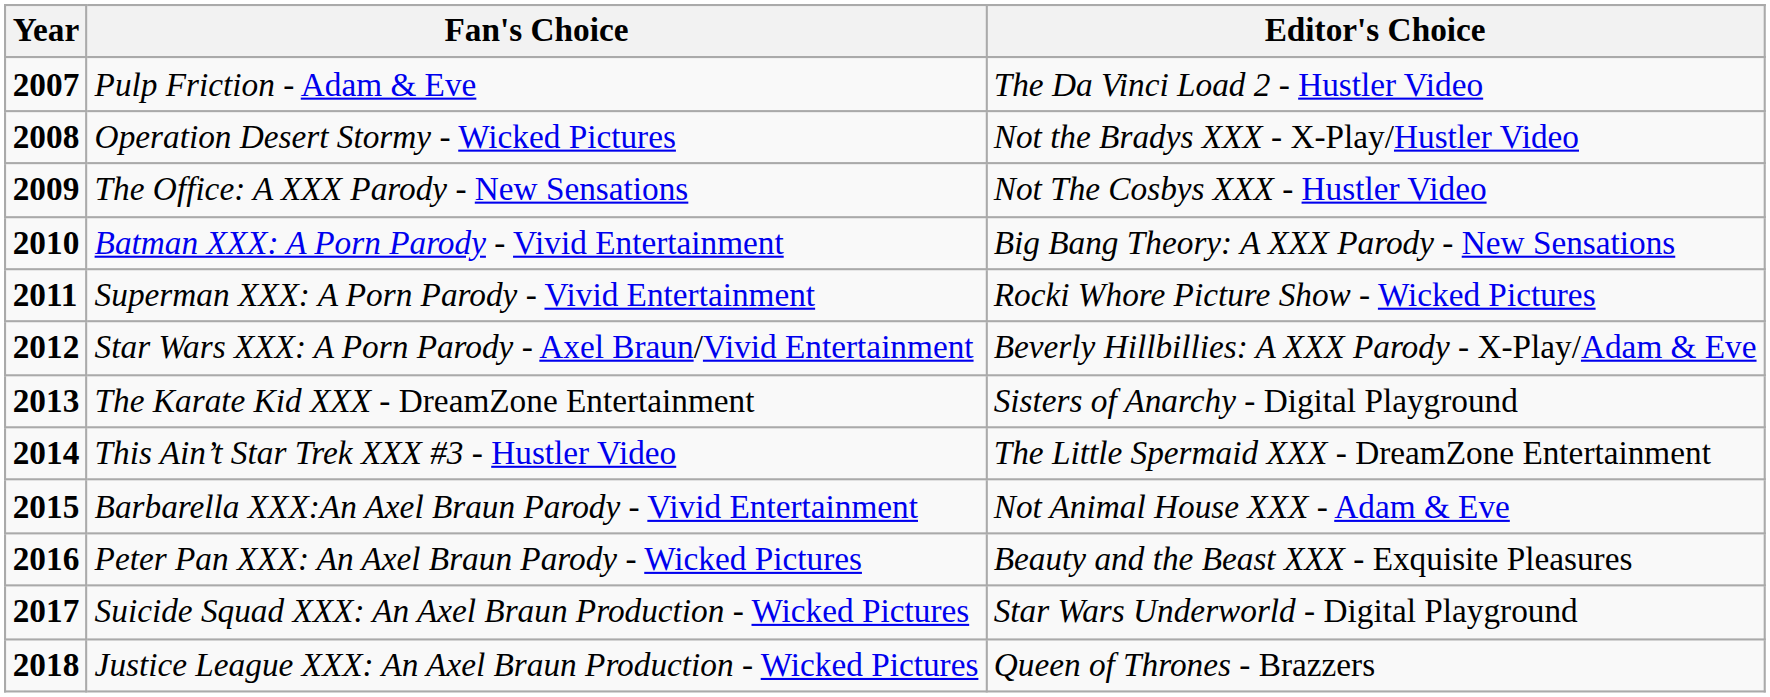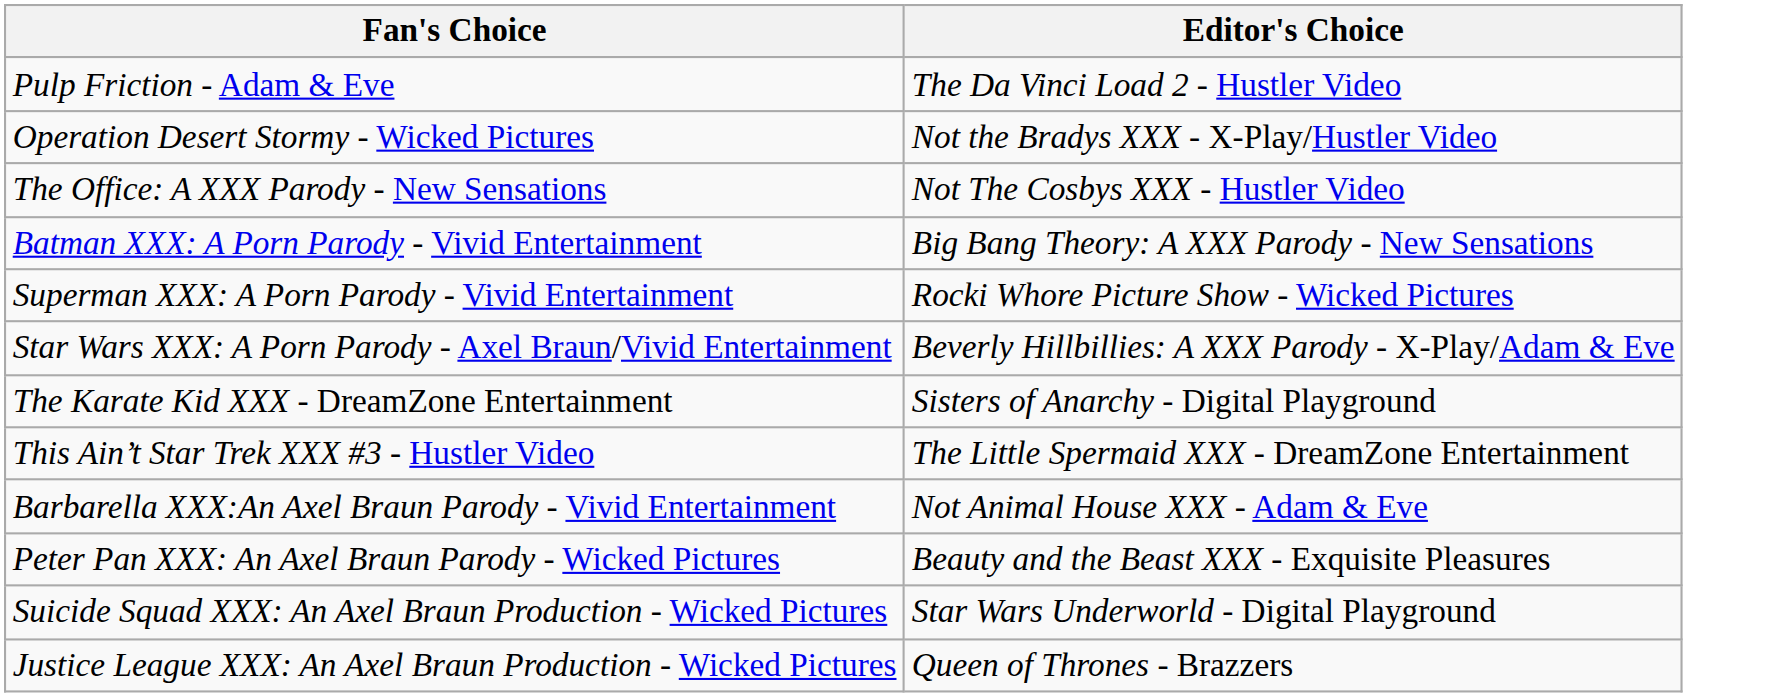- column: (46, 30)
